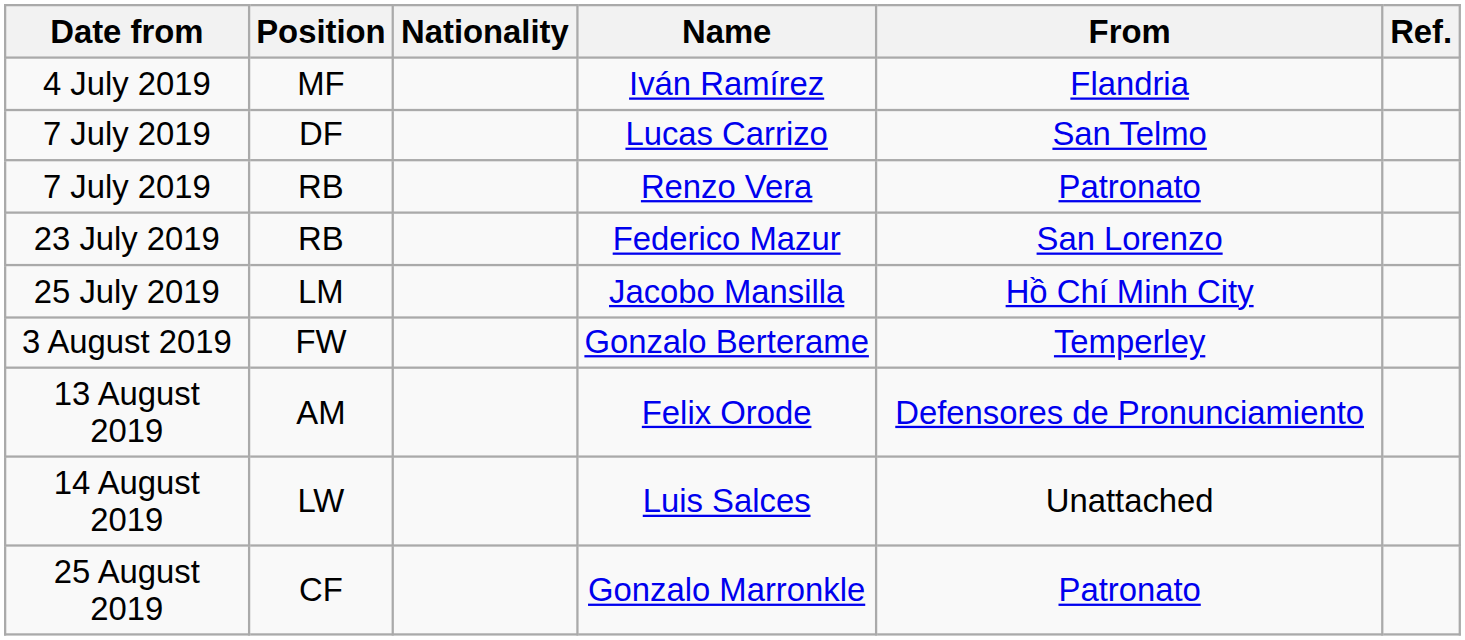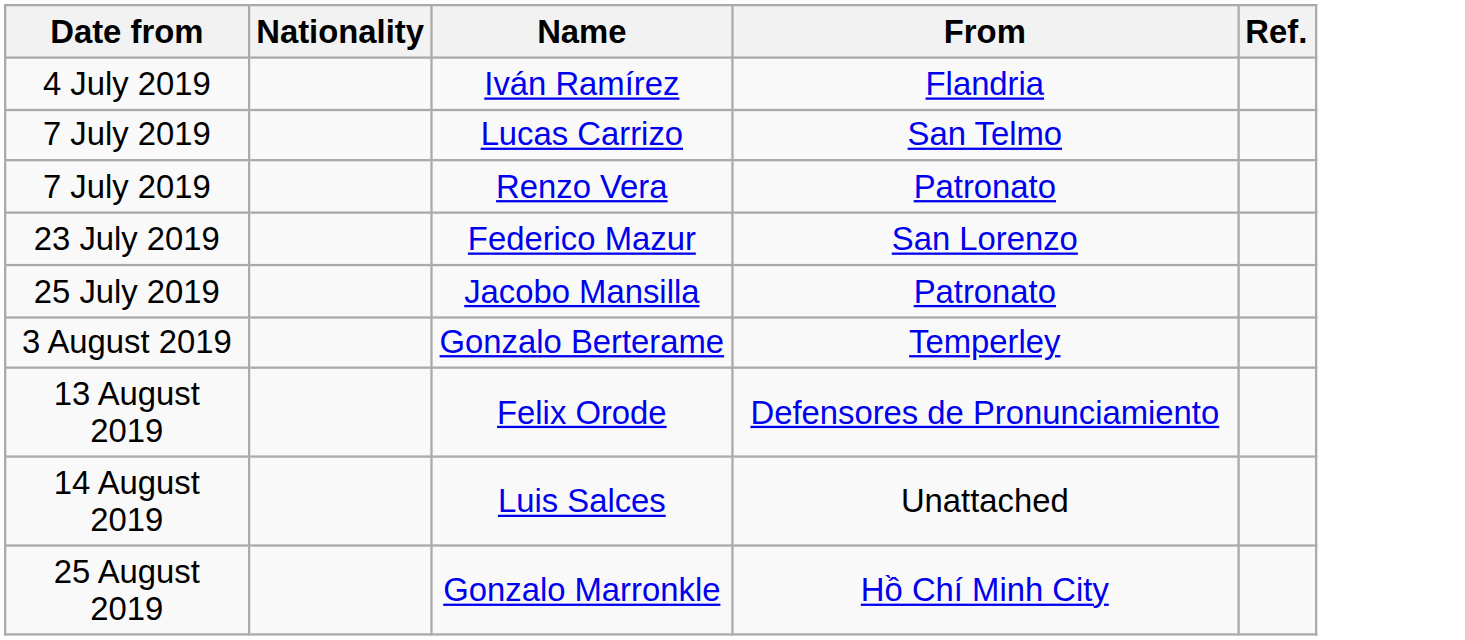- column: (321, 31)
(1130, 291) Hồ Chí Minh City -> (985, 291) Patronato
(1130, 589) Patronato -> (985, 589) Hồ Chí Minh City
